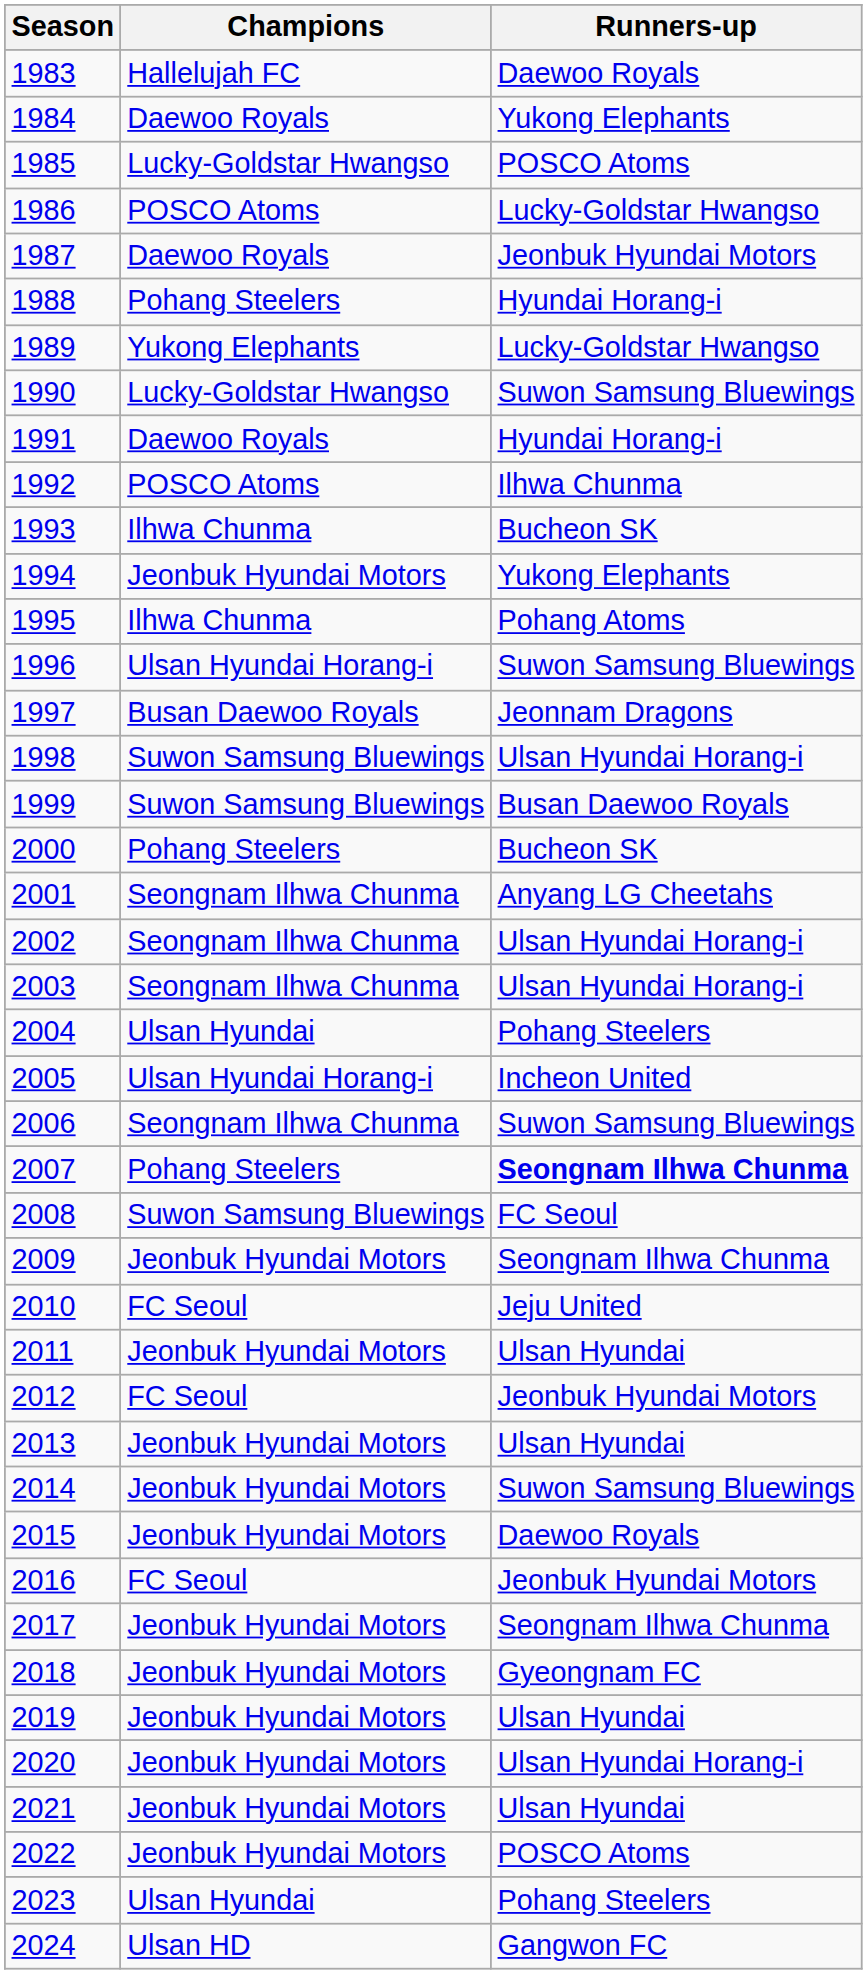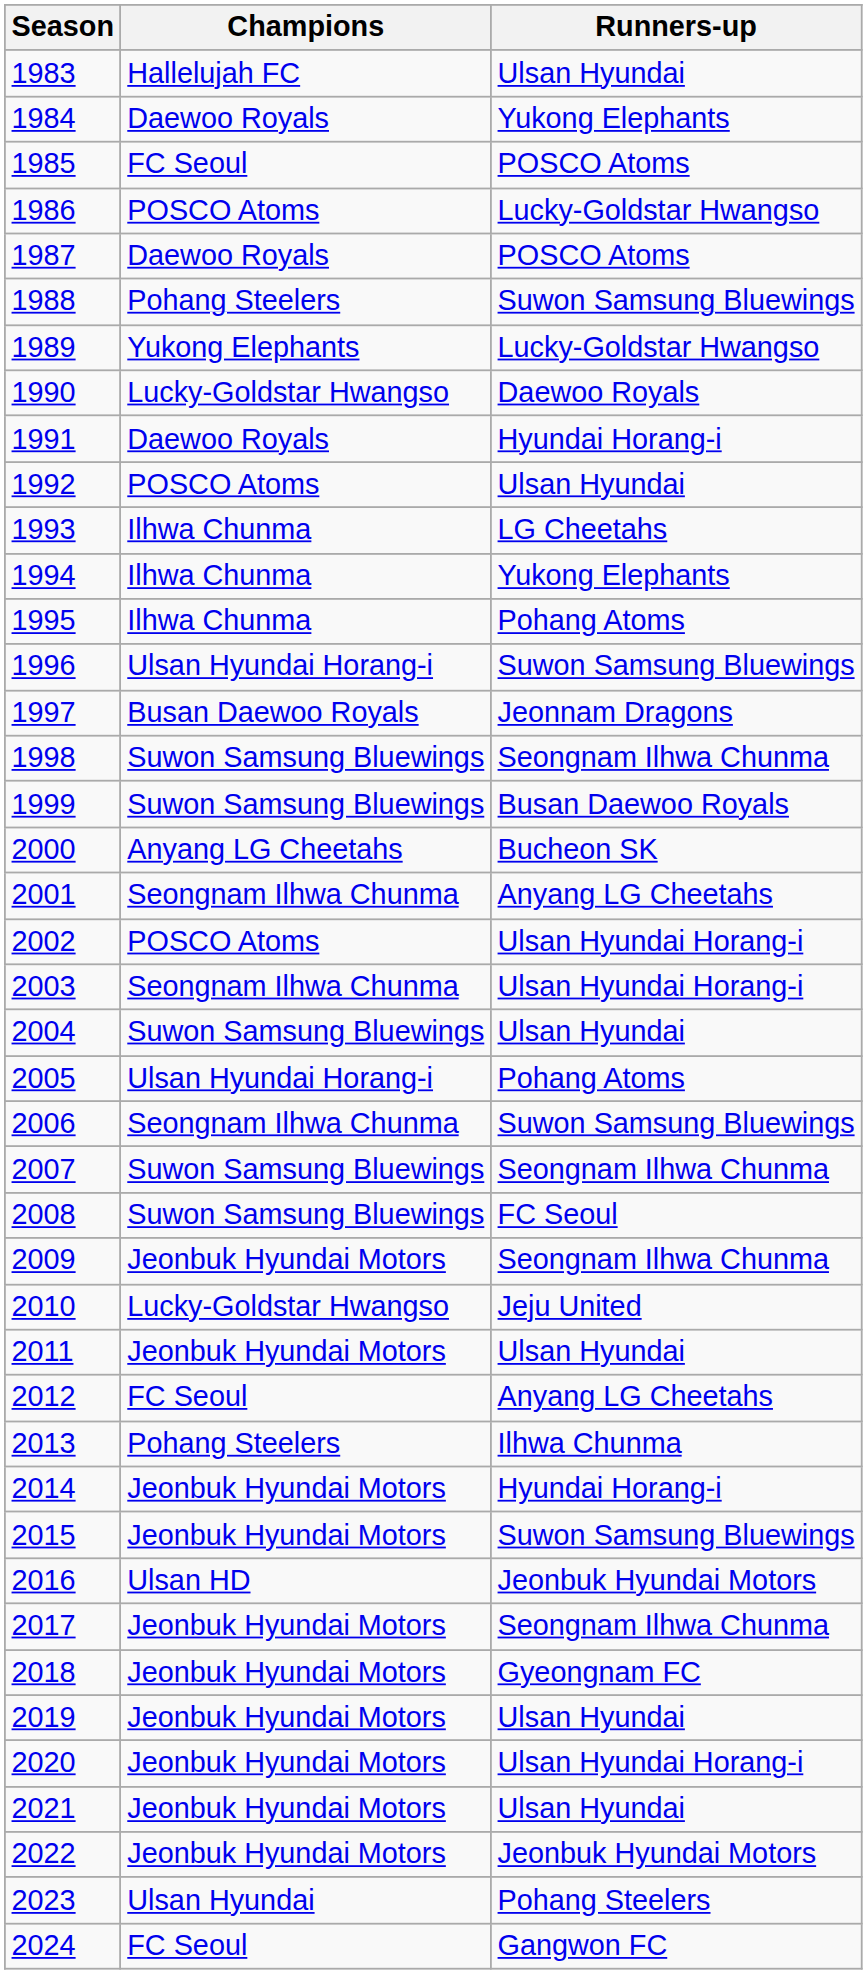(598, 73) Daewoo Royals -> (591, 73) Ulsan Hyundai
(288, 164) Lucky-Goldstar Hwangso -> (187, 164) FC Seoul
(657, 255) Jeonbuk Hyundai Motors -> (594, 255) POSCO Atoms
(610, 301) Hyundai Horang-i -> (676, 301) Suwon Samsung Bluewings
(676, 392) Suwon Samsung Bluewings -> (598, 392) Daewoo Royals
(590, 484) Ilhwa Chunma -> (591, 484) Ulsan Hyundai
(578, 529) Bucheon SK -> (582, 529) LG Cheetahs
(287, 575) Jeonbuk Hyundai Motors -> (219, 575) Ilhwa Chunma
(650, 758) Ulsan Hyundai Horang-i -> (663, 758) Seongnam Ilhwa Chunma
(234, 849) Pohang Steelers -> (265, 849) Anyang LG Cheetahs
(293, 940) Seongnam Ilhwa Chunma -> (223, 940) POSCO Atoms
(221, 1032) Ulsan Hyundai -> (306, 1032) Suwon Samsung Bluewings
(604, 1032) Pohang Steelers -> (591, 1032) Ulsan Hyundai
(594, 1077) Incheon United -> (591, 1077) Pohang Atoms
(234, 1169) Pohang Steelers -> (306, 1169) Suwon Samsung Bluewings
(673, 1169) bold -> (663, 1169) normal
(187, 1306) FC Seoul -> (288, 1306) Lucky-Goldstar Hwangso
(657, 1397) Jeonbuk Hyundai Motors -> (635, 1397) Anyang LG Cheetahs
(287, 1443) Jeonbuk Hyundai Motors -> (234, 1443) Pohang Steelers
(591, 1443) Ulsan Hyundai -> (590, 1443) Ilhwa Chunma
(676, 1488) Suwon Samsung Bluewings -> (610, 1488) Hyundai Horang-i
(598, 1534) Daewoo Royals -> (676, 1534) Suwon Samsung Bluewings
(187, 1580) FC Seoul -> (189, 1580) Ulsan HD
(594, 1854) POSCO Atoms -> (657, 1854) Jeonbuk Hyundai Motors
(189, 1945) Ulsan HD -> (187, 1945) FC Seoul
